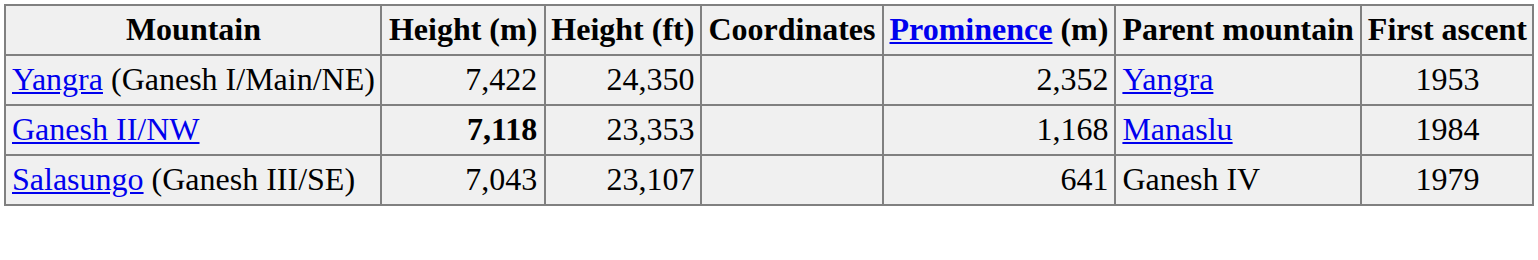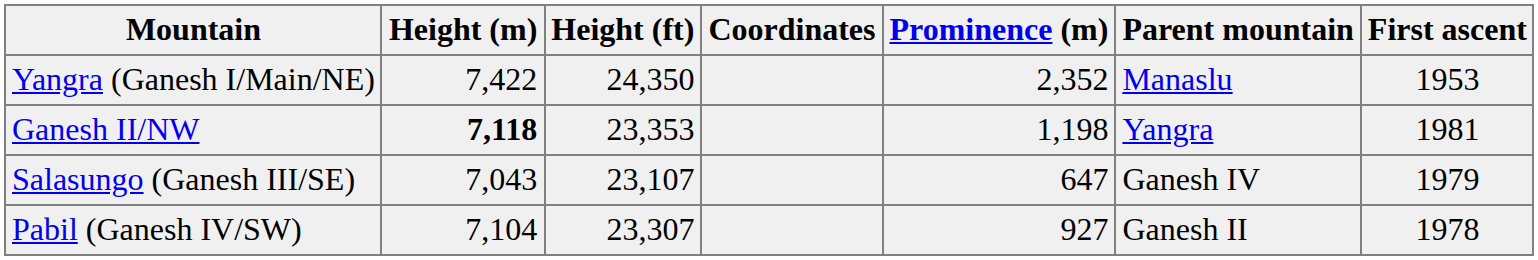(1168, 79) Yangra -> (1178, 79) Manaslu
(1072, 129) 1,168 -> (1072, 129) 1,198
(1178, 129) Manaslu -> (1168, 129) Yangra
(1447, 129) 1984 -> (1447, 129) 1981
(1084, 179) 641 -> (1084, 179) 647
+ row: (157, 229)
